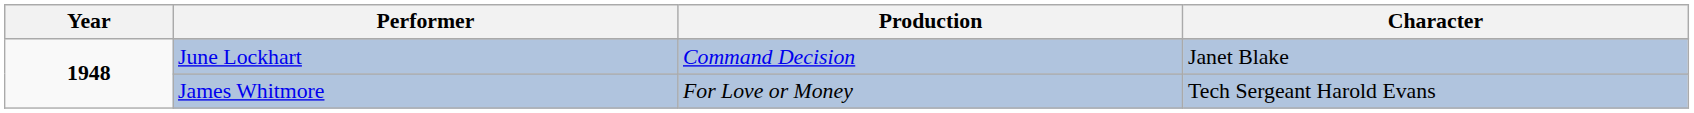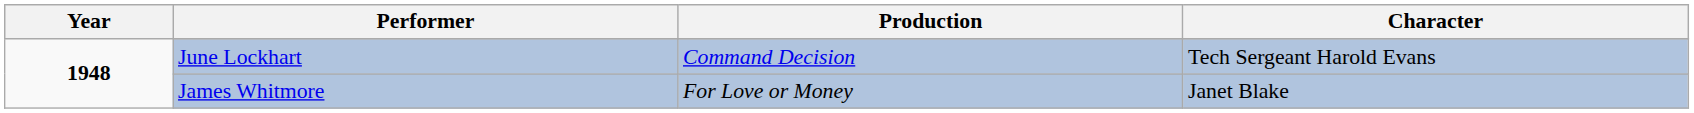(1238, 56) Janet Blake -> (1312, 56) Tech Sergeant Harold Evans
(1312, 90) Tech Sergeant Harold Evans -> (1238, 90) Janet Blake
